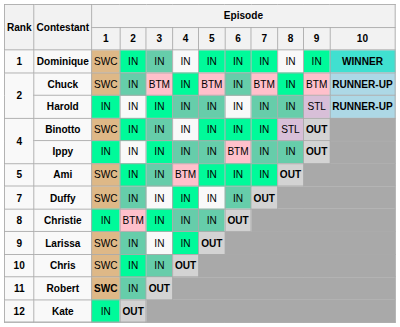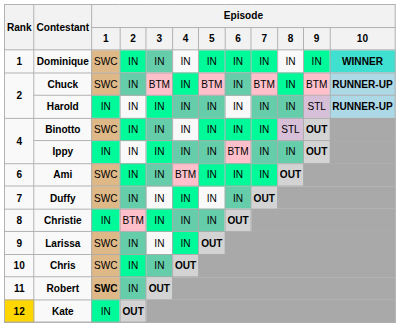(19, 175) 5 -> (19, 175) 6
(19, 312) no background -> (19, 312) gold background
